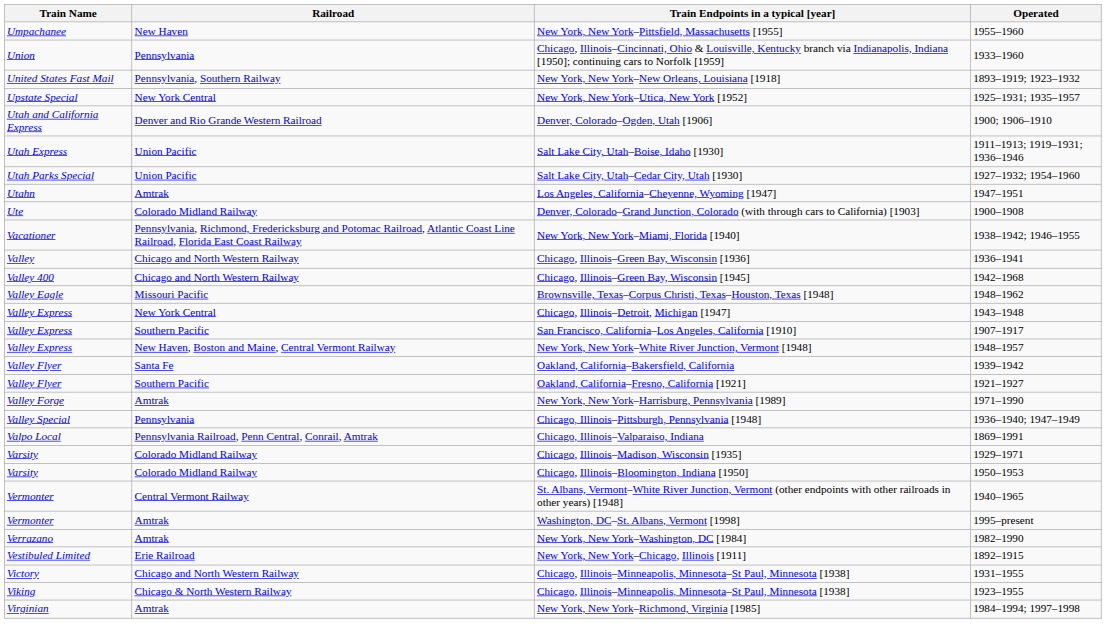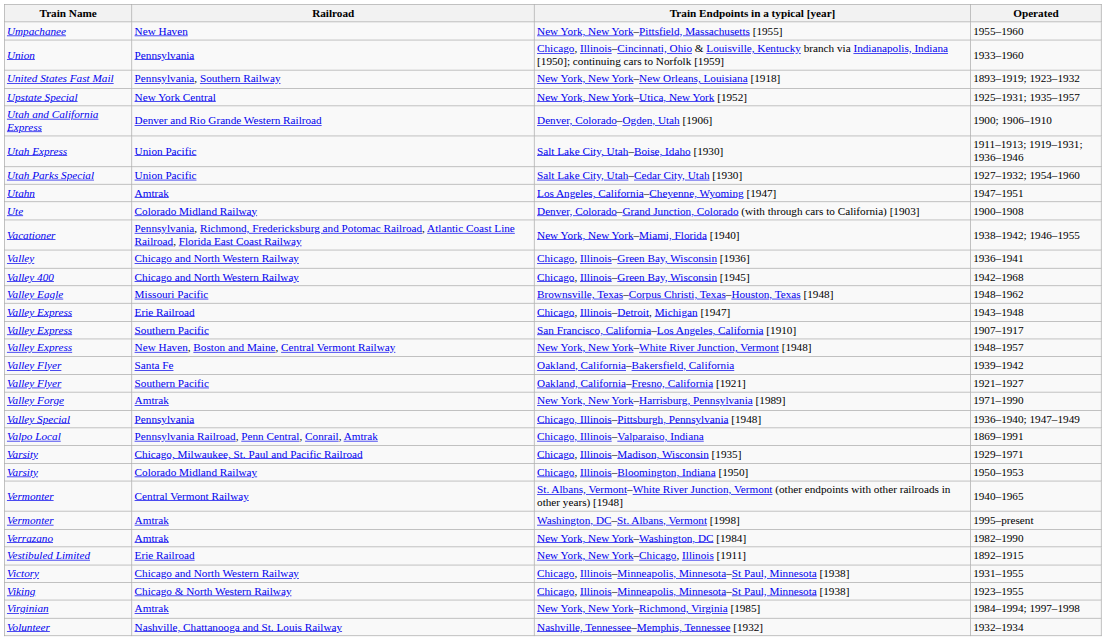(175, 312) New York Central -> (165, 312) Erie Railroad
(196, 454) Colorado Midland Railway -> (249, 454) Chicago, Milwaukee, St. Paul and Pacific Railroad
+ row: (650, 627)
